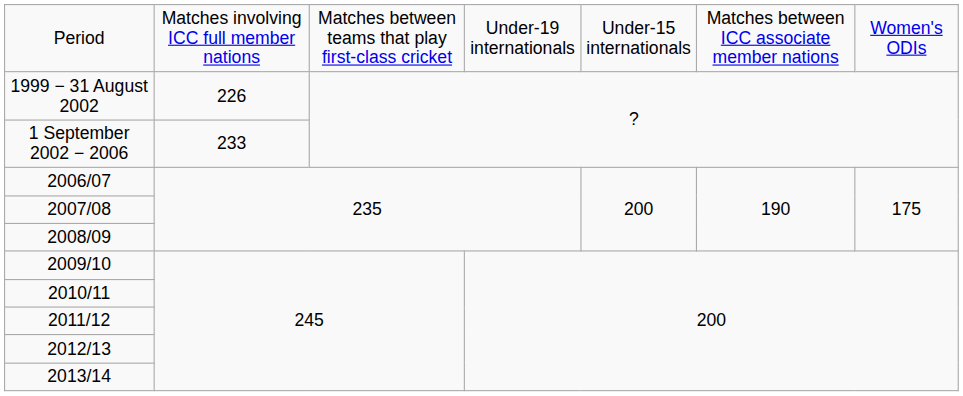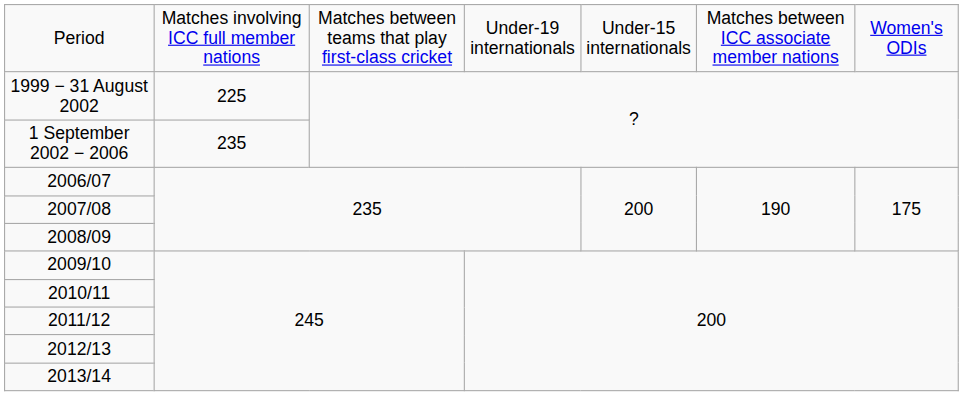(232, 95) 226 -> (232, 95) 225
(232, 143) 233 -> (232, 143) 235
